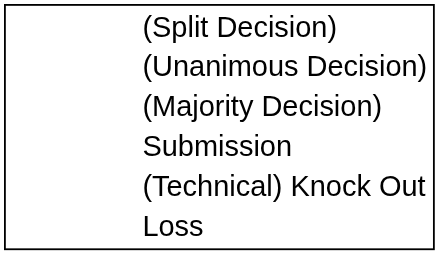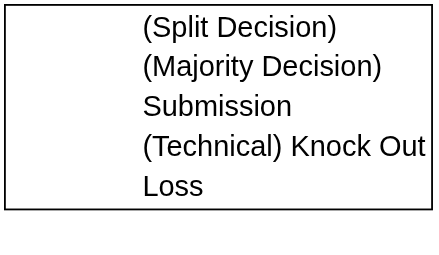- row: (285, 66)
